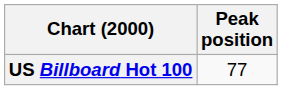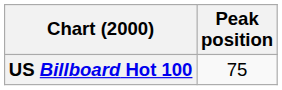(237, 69) 77 -> (237, 69) 75
